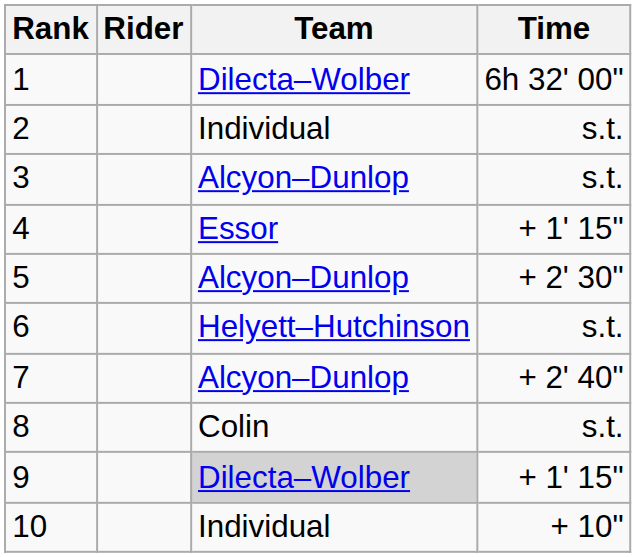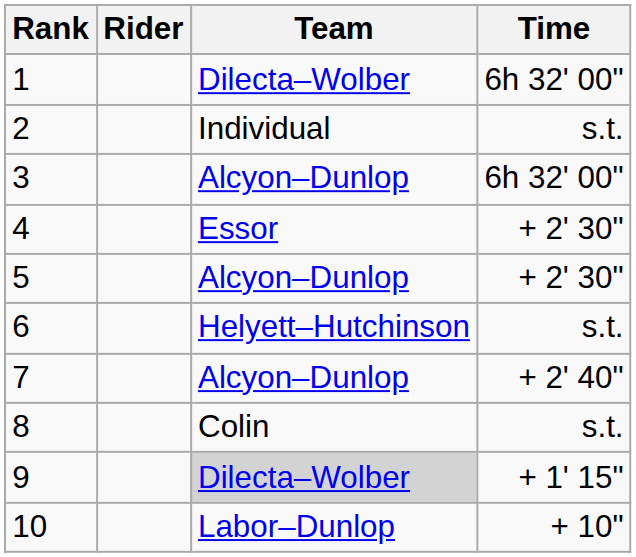(603, 178) s.t. -> (554, 178) 6h 32' 00"
(571, 228) + 1' 15" -> (571, 228) + 2' 30"
(264, 526) Individual -> (296, 526) Labor–Dunlop
